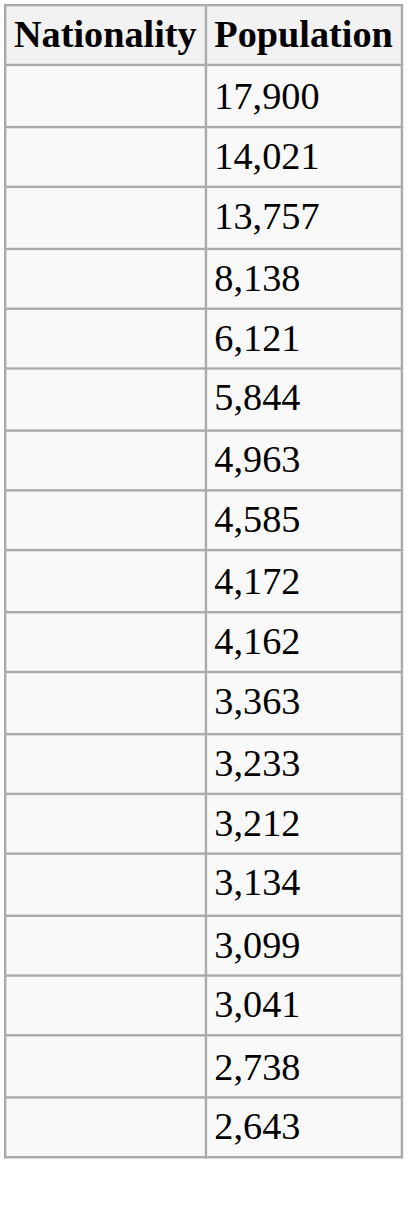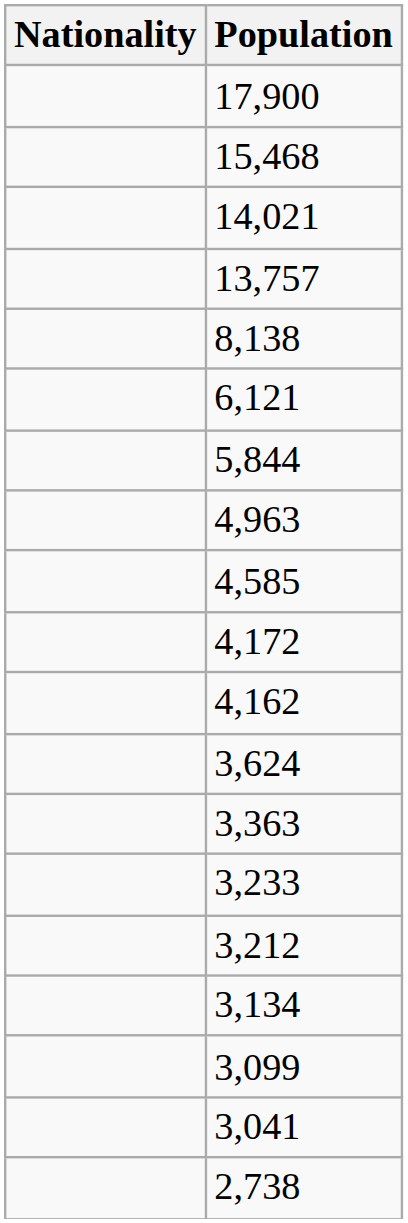+ row: (267, 156)
+ row: (257, 762)
- row: (257, 1126)
